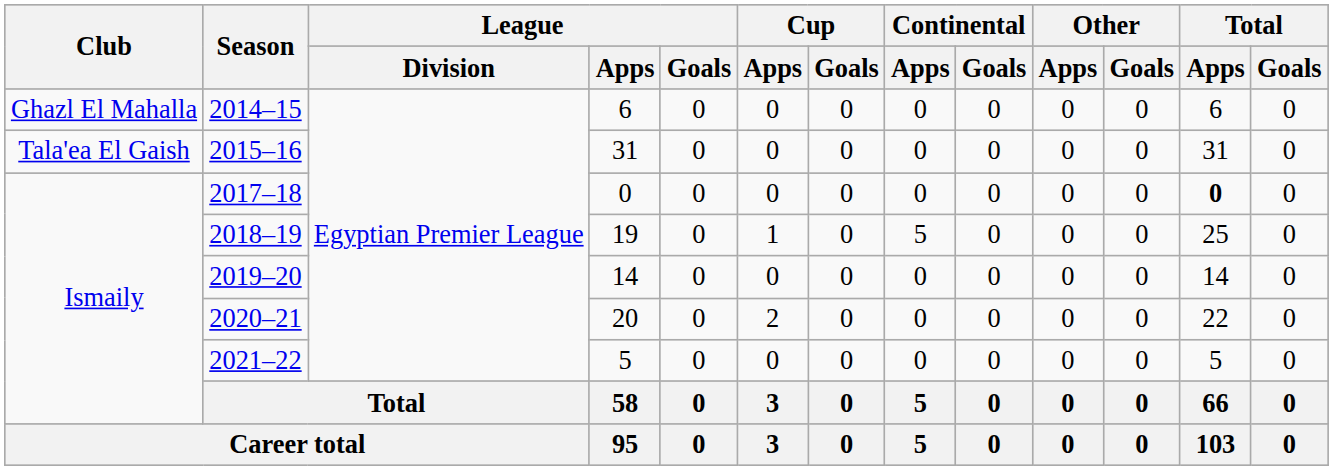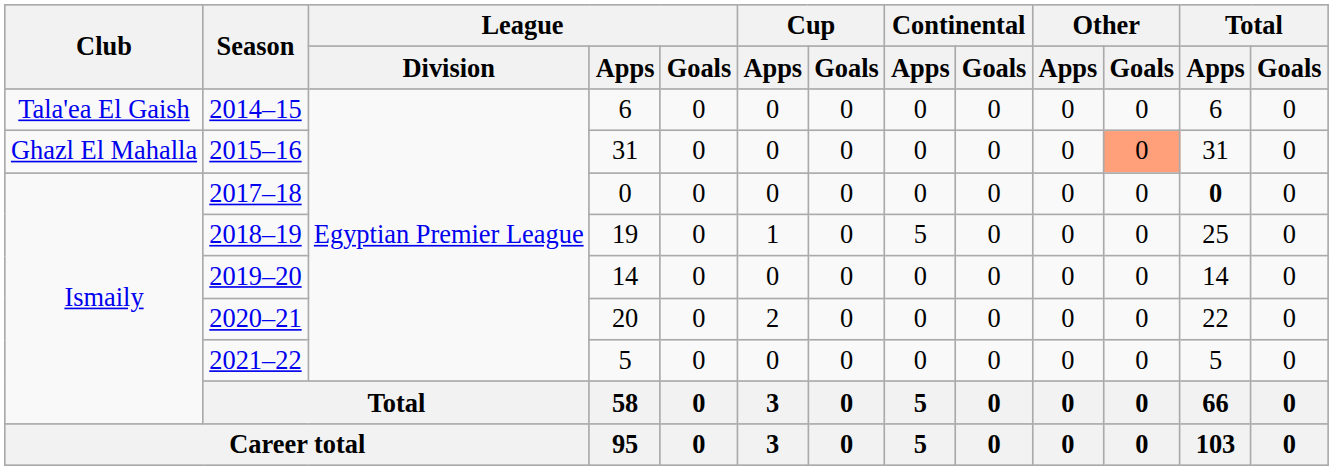(104, 109) Ghazl El Mahalla -> (104, 109) Tala'ea El Gaish
(104, 151) Tala'ea El Gaish -> (104, 151) Ghazl El Mahalla
(1142, 151) no background -> (1142, 151) lightsalmon background
